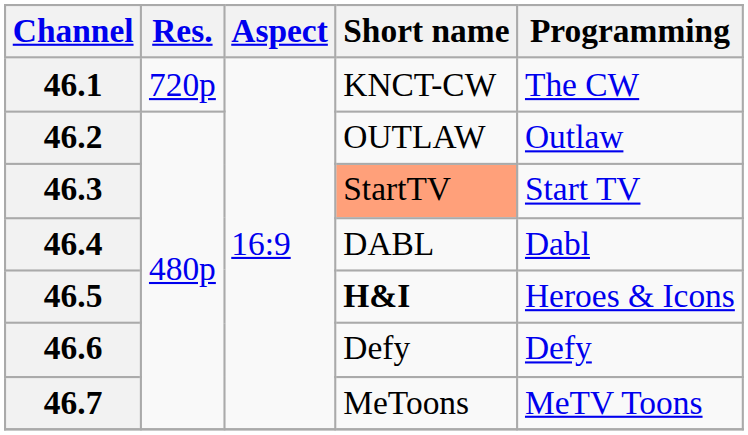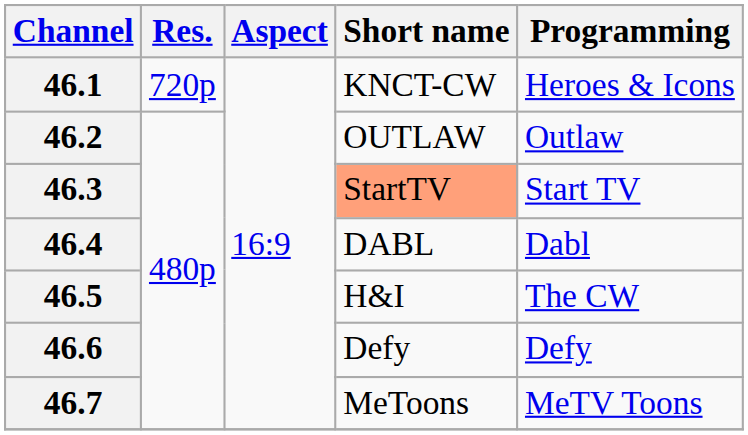(582, 84) The CW -> (630, 84) Heroes & Icons
(377, 296) bold -> (374, 296) normal
(630, 296) Heroes & Icons -> (582, 296) The CW
